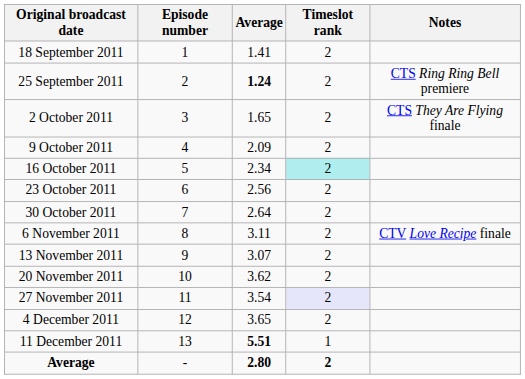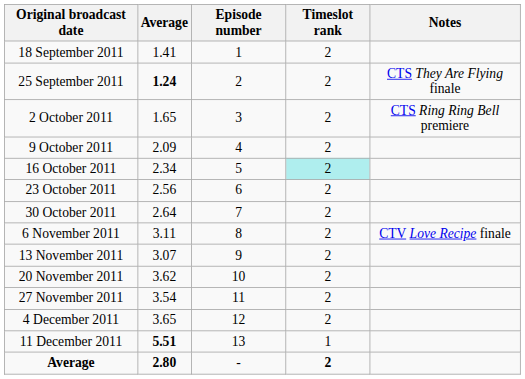columns swapped: (185, 22) <-> (259, 22)
(445, 81) CTS Ring Ring Bell premiere -> (445, 81) CTS They Are Flying finale
(445, 118) CTS They Are Flying finale -> (445, 118) CTS Ring Ring Bell premiere
(328, 298) lavender background -> (328, 298) no background
